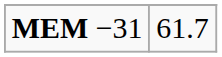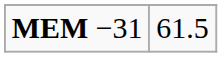(183, 28) 61.7 -> (183, 28) 61.5
